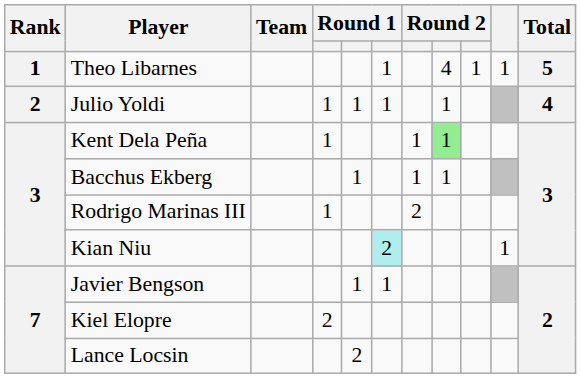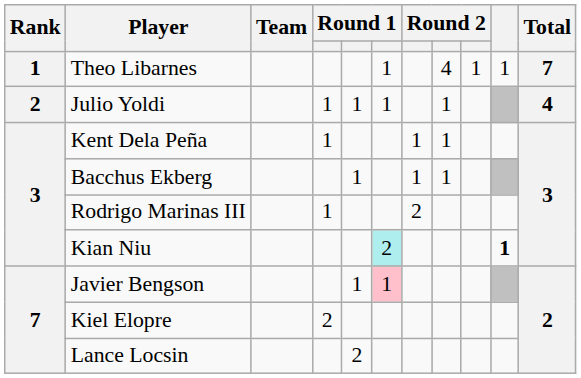(547, 68) 5 -> (547, 68) 7
(446, 140) lightgreen background -> (446, 140) no background
(505, 248) normal -> (505, 248) bold
(387, 284) no background -> (387, 284) pink background
